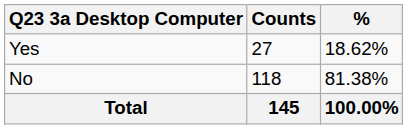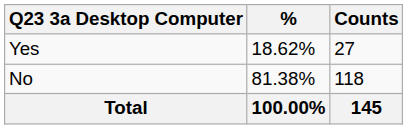columns swapped: (284, 19) <-> (362, 19)
